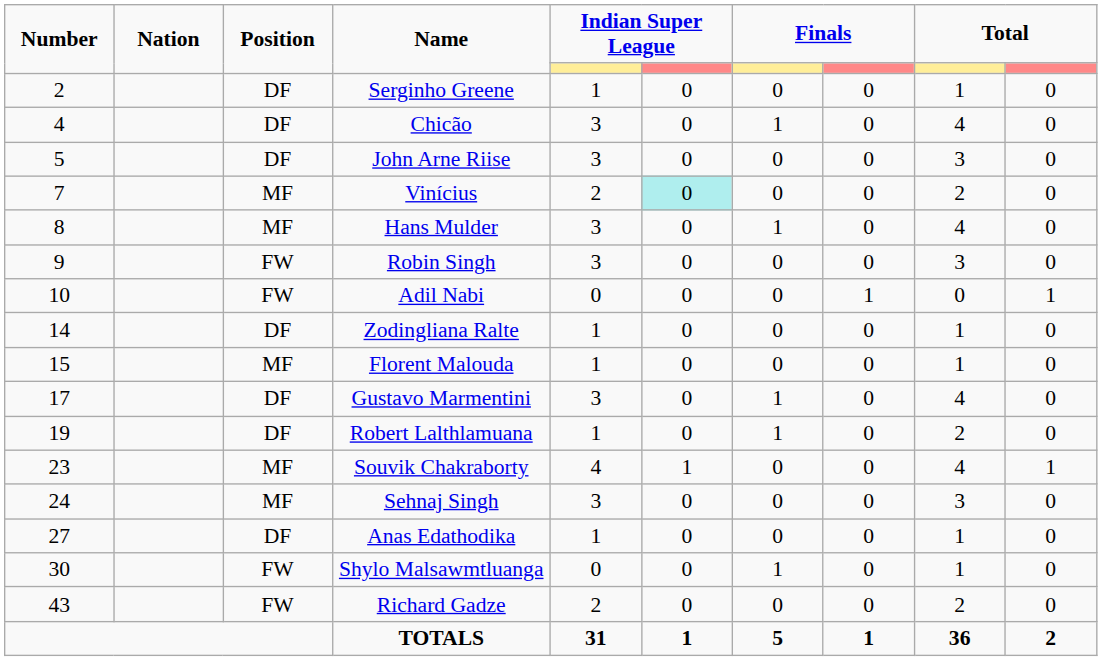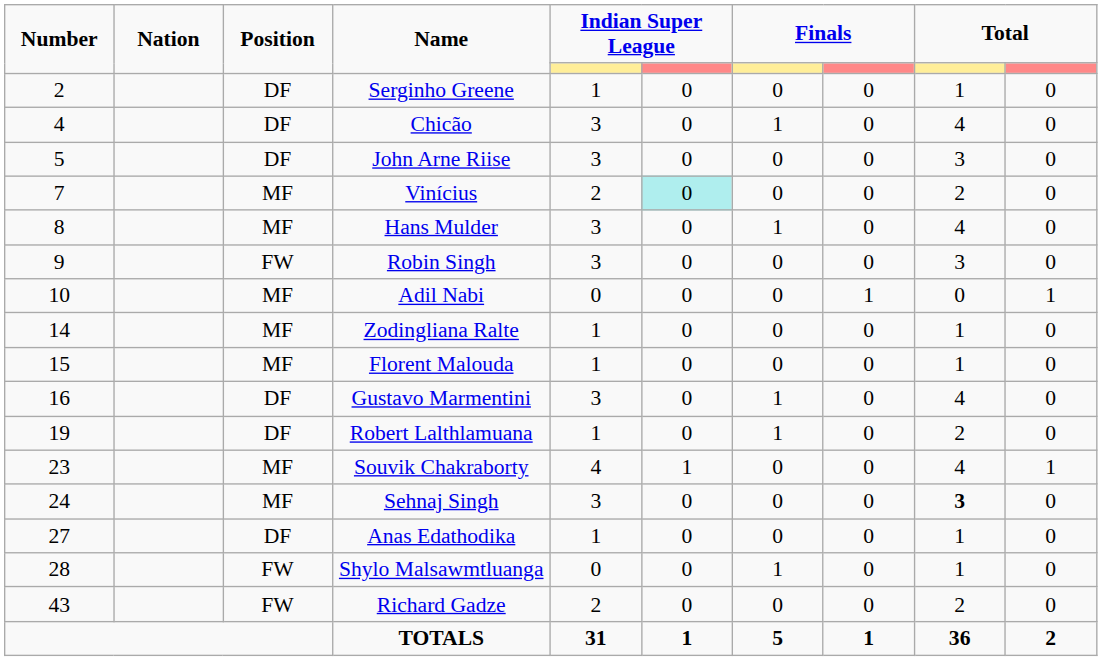(278, 295) FW -> (278, 295) MF
(278, 329) DF -> (278, 329) MF
(59, 398) 17 -> (59, 398) 16
(960, 501) normal -> (960, 501) bold
(59, 569) 30 -> (59, 569) 28
